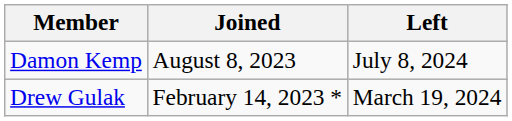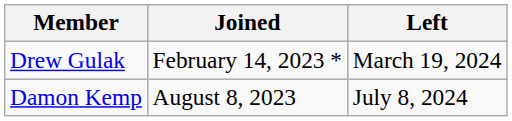rows swapped: (68, 97) <-> (76, 60)
